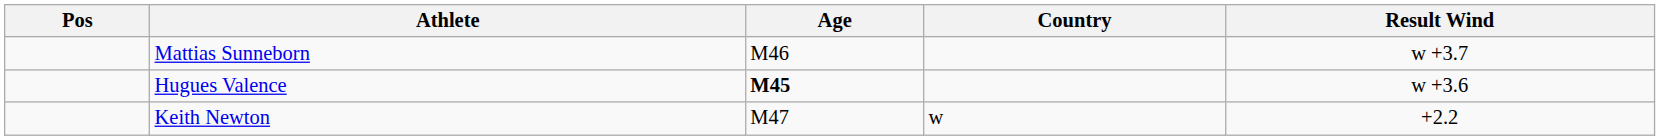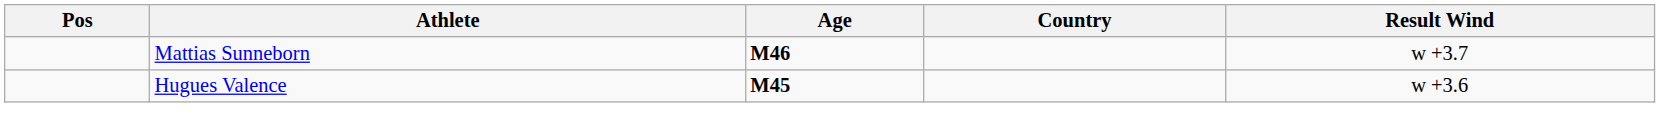(770, 53) normal -> (770, 53) bold
- row: (212, 118)
